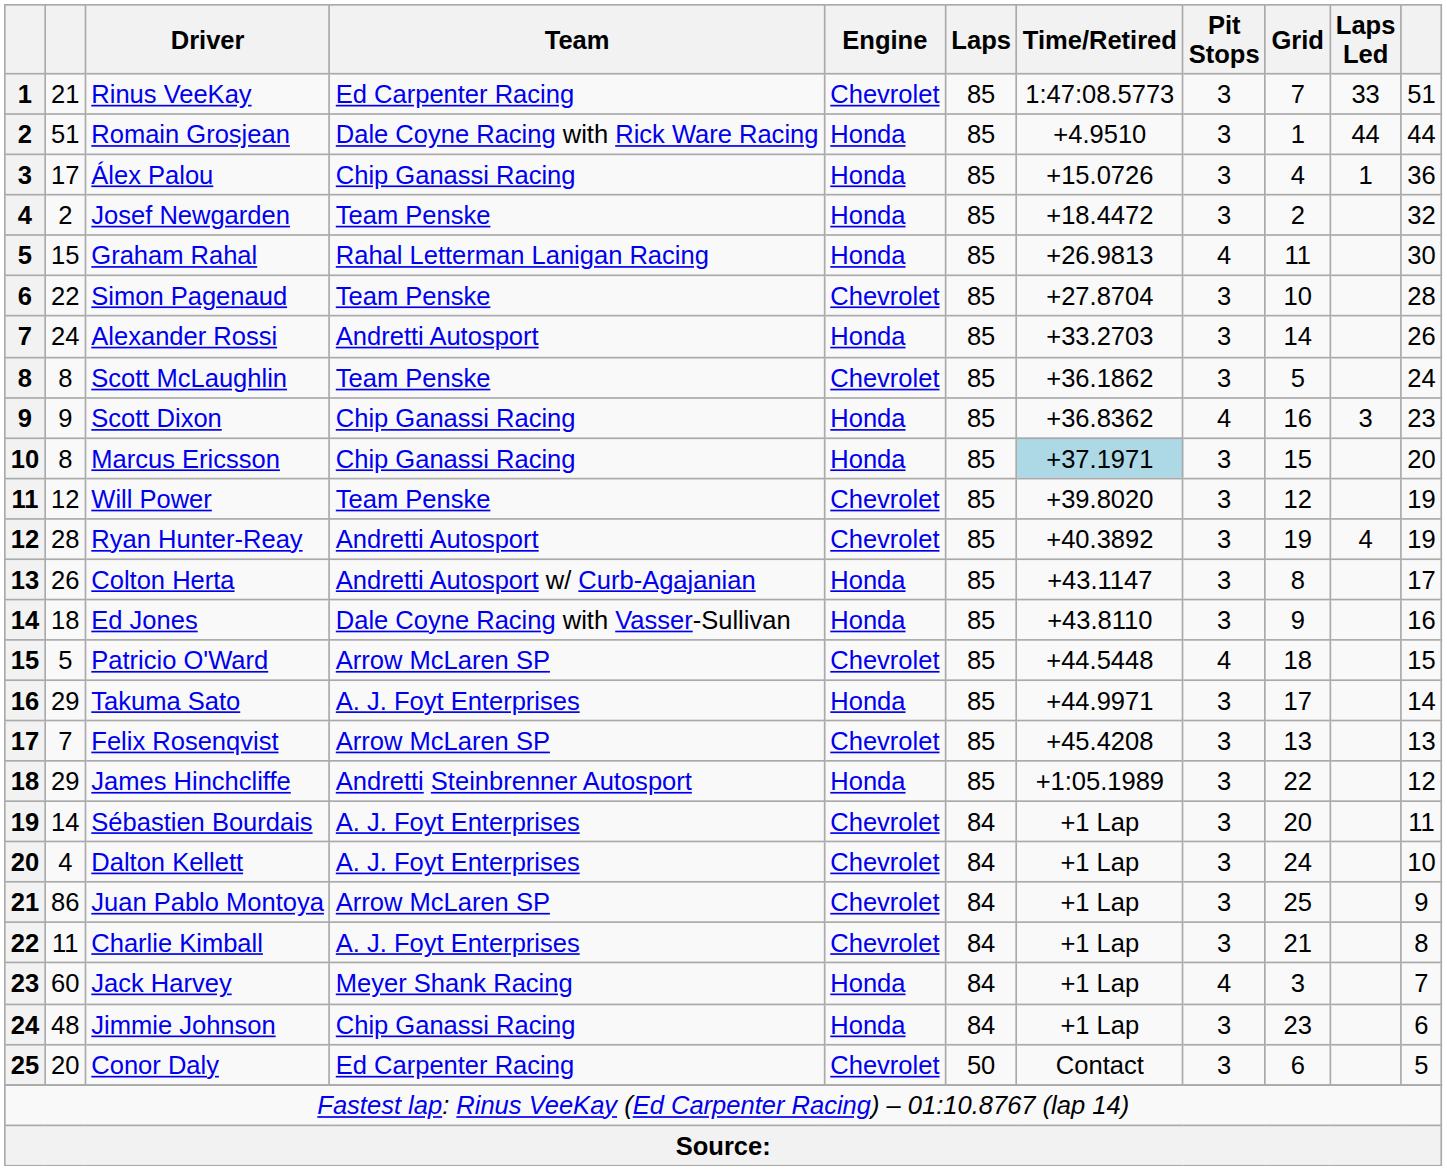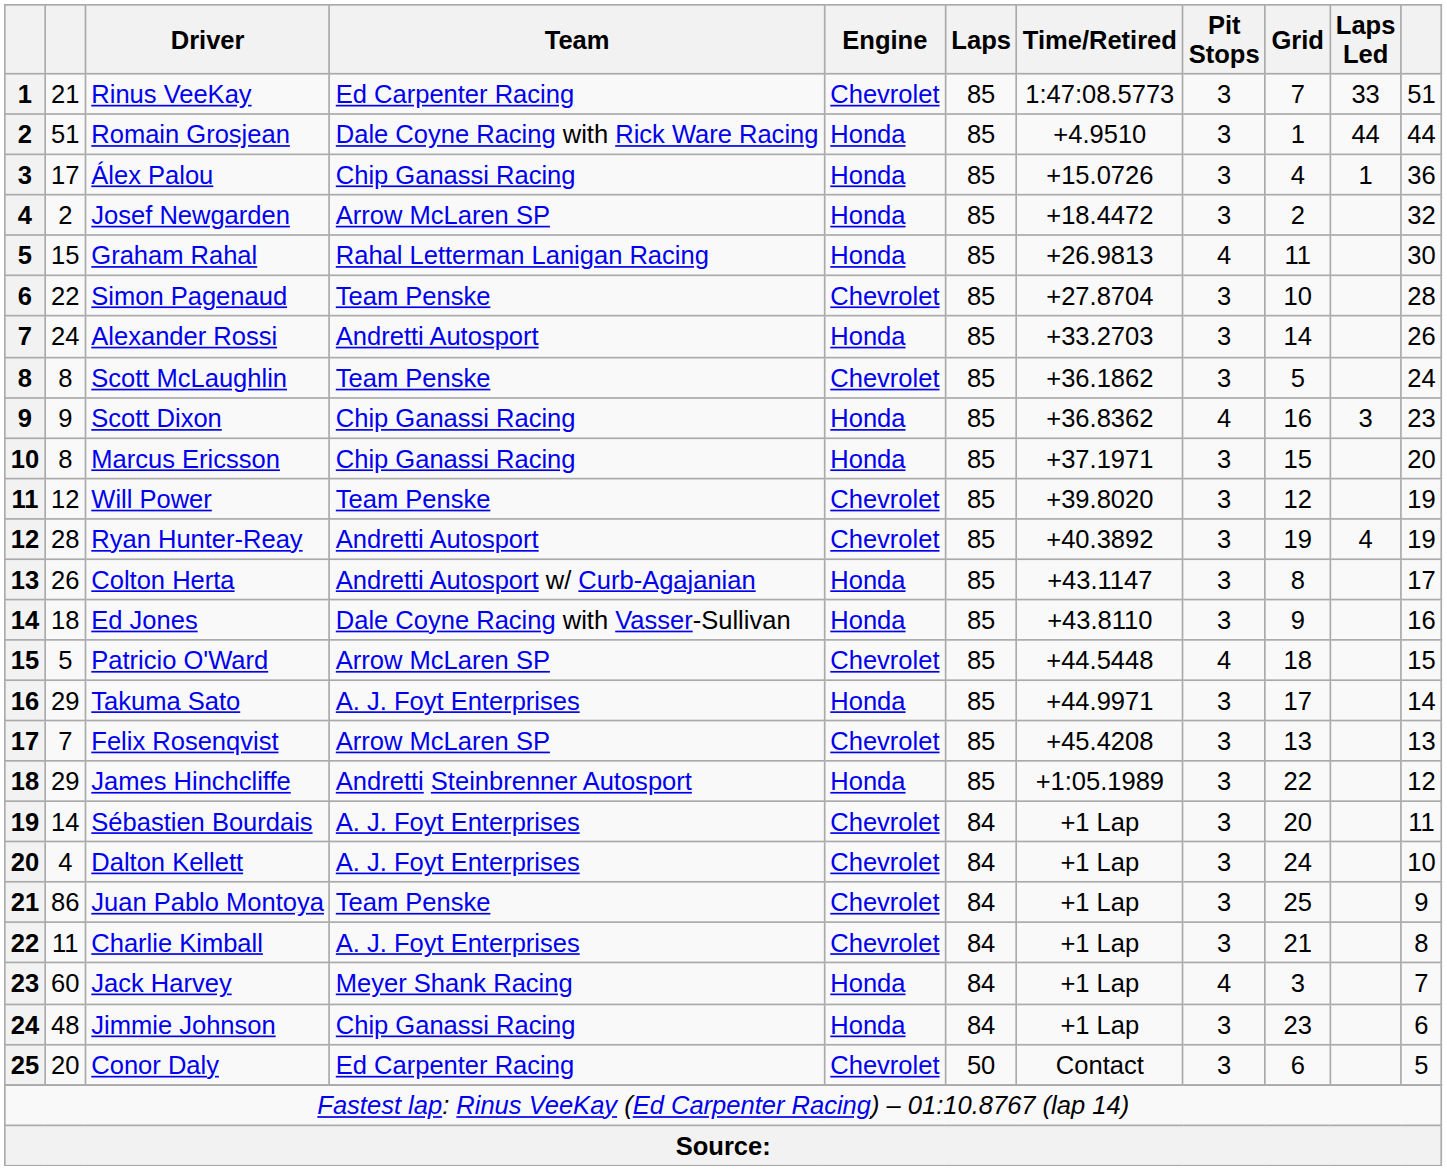(413, 215) Team Penske -> (443, 215) Arrow McLaren SP
(1100, 458) lightblue background -> (1100, 458) no background
(443, 903) Arrow McLaren SP -> (413, 903) Team Penske
